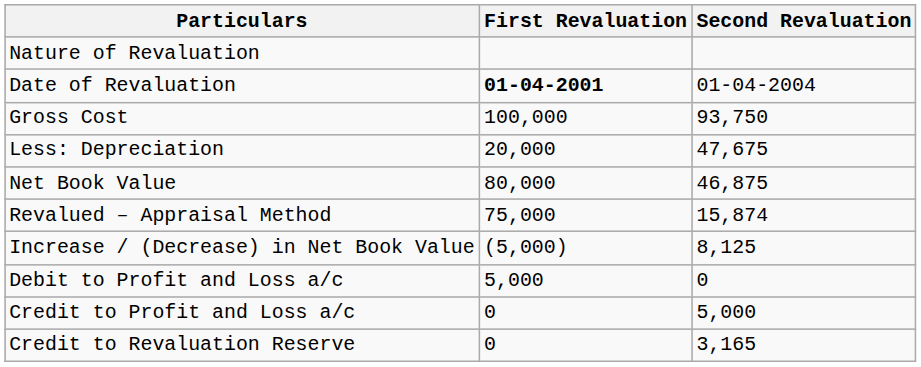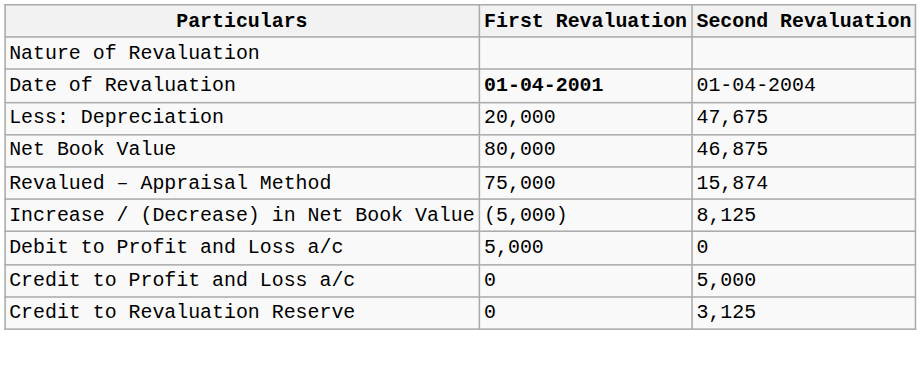- row: (69, 118)
(726, 345) 3,165 -> (726, 313) 3,125
